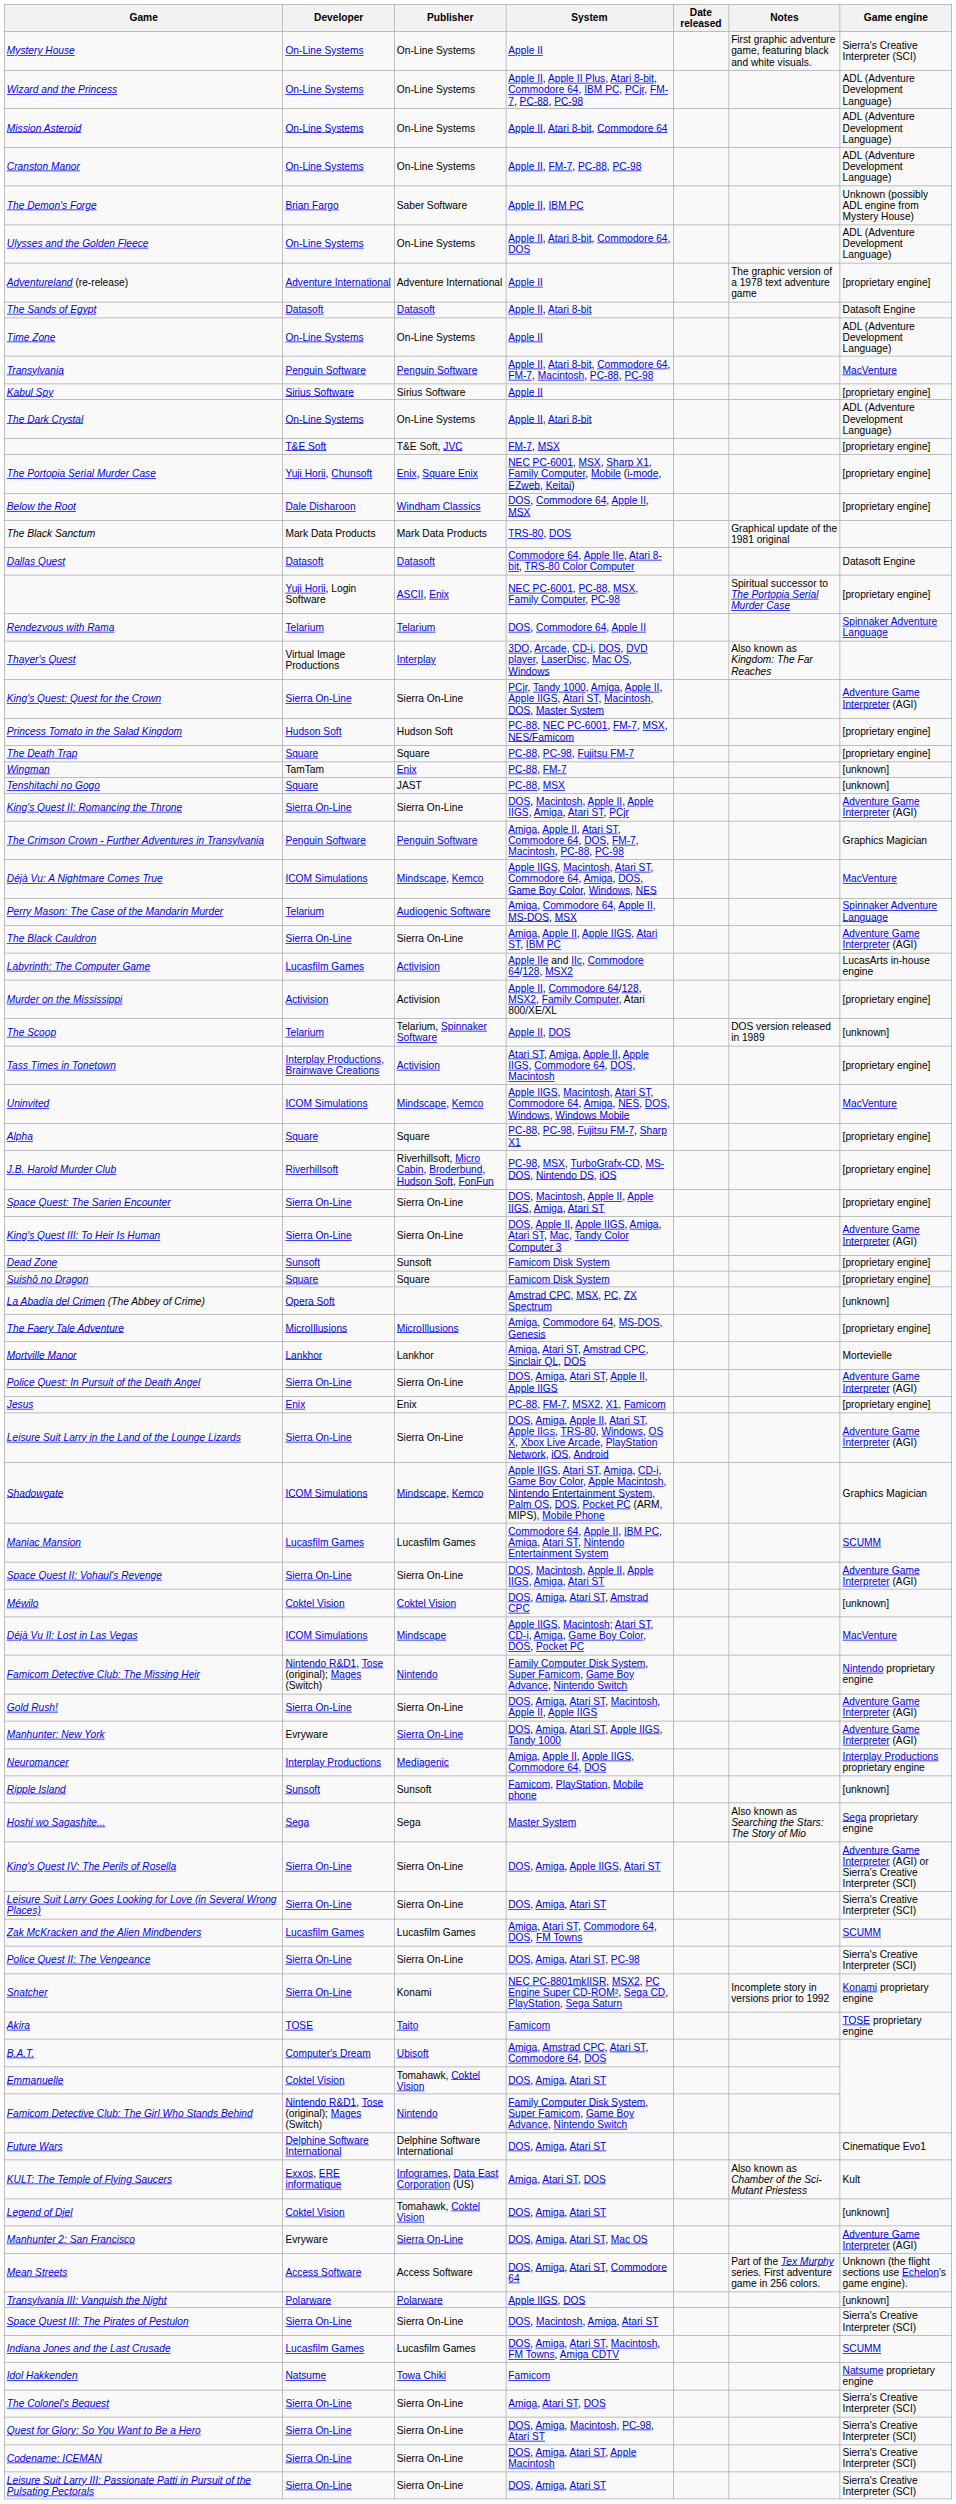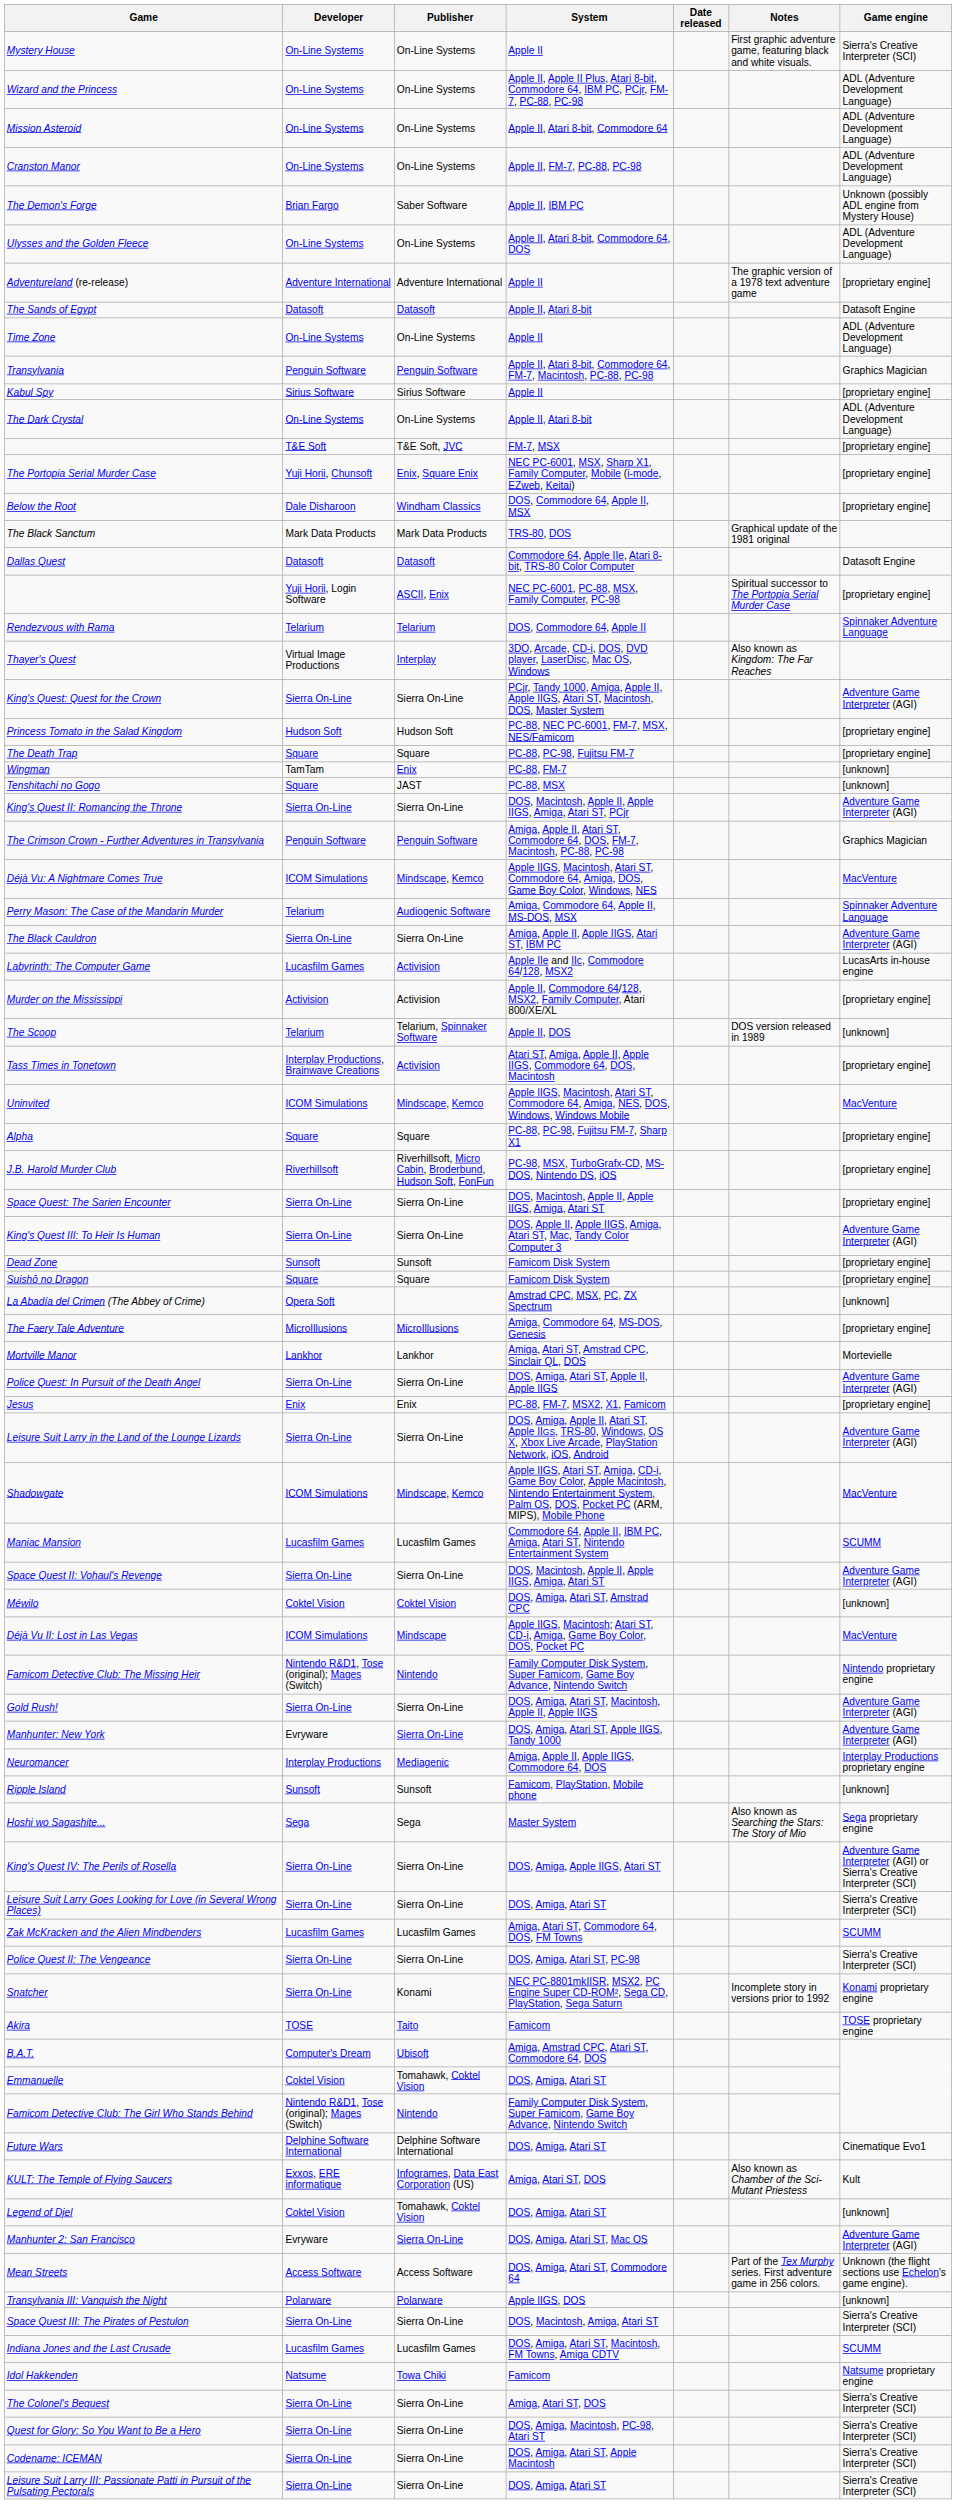(870, 370) MacVenture -> (885, 370) Graphics Magician
(885, 1493) Graphics Magician -> (870, 1493) MacVenture
